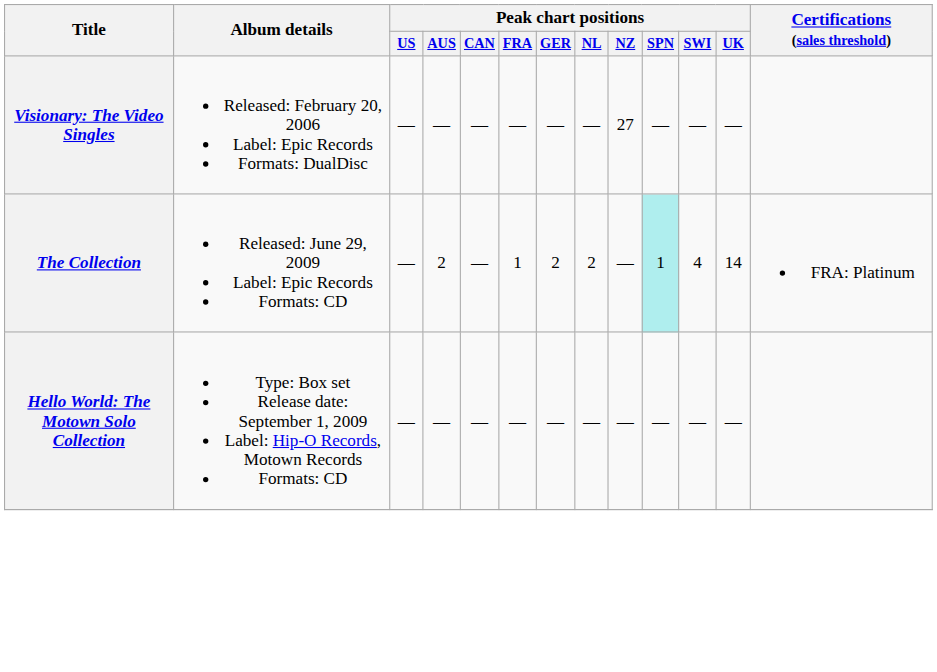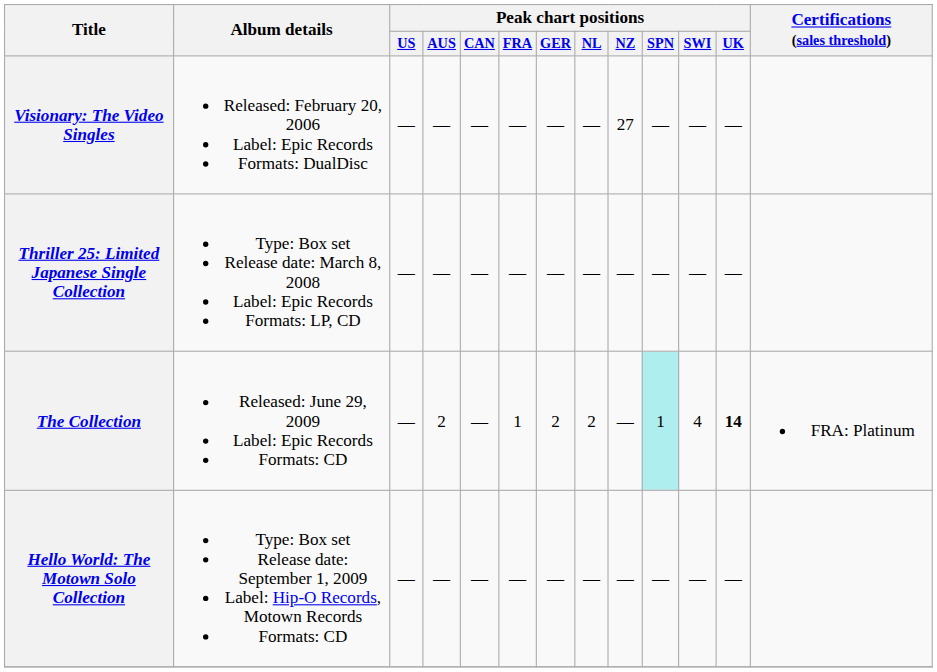+ row: (89, 272)
(733, 263) normal -> (733, 420) bold
